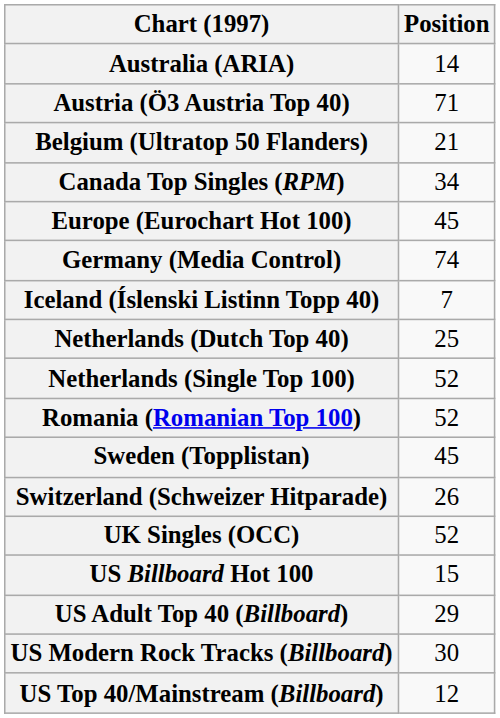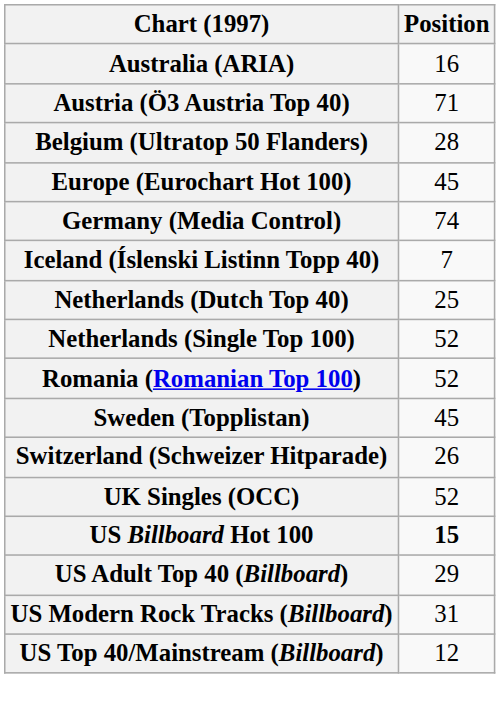(447, 63) 14 -> (447, 63) 16
(447, 142) 21 -> (447, 142) 28
- row: (202, 181)
(447, 574) normal -> (447, 535) bold
(447, 653) 30 -> (447, 614) 31
